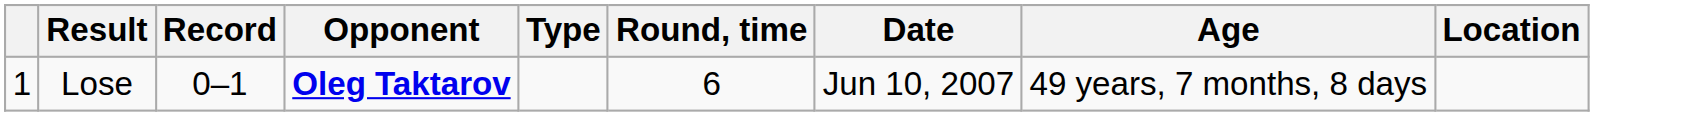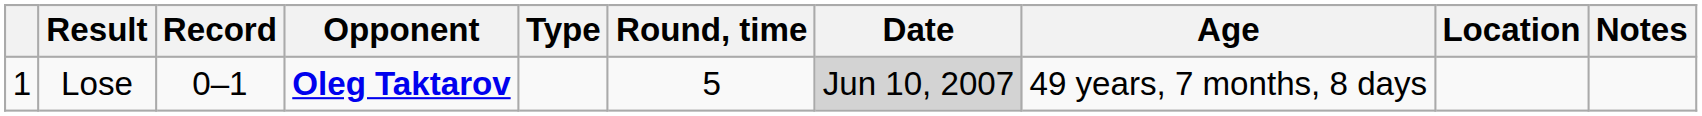+ column: (1642, 30)
(712, 83) 6 -> (712, 83) 5
(918, 83) no background -> (918, 83) lightgrey background
